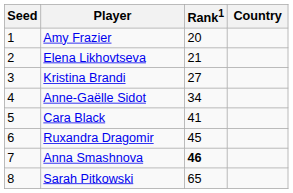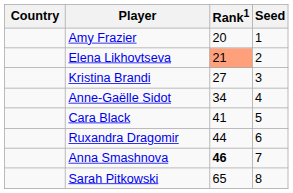columns swapped: (258, 16) <-> (22, 16)
(194, 58) no background -> (220, 58) lightsalmon background
(194, 138) 45 -> (220, 138) 44
